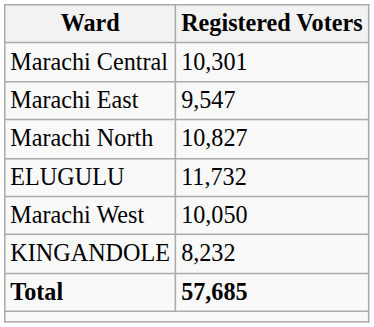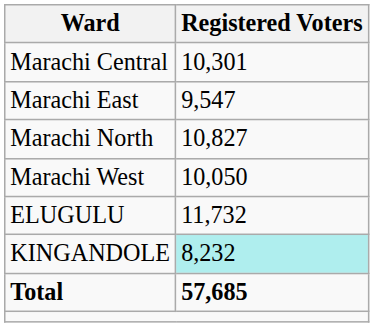rows swapped: (77, 215) <-> (67, 176)
(208, 253) no background -> (208, 253) paleturquoise background
